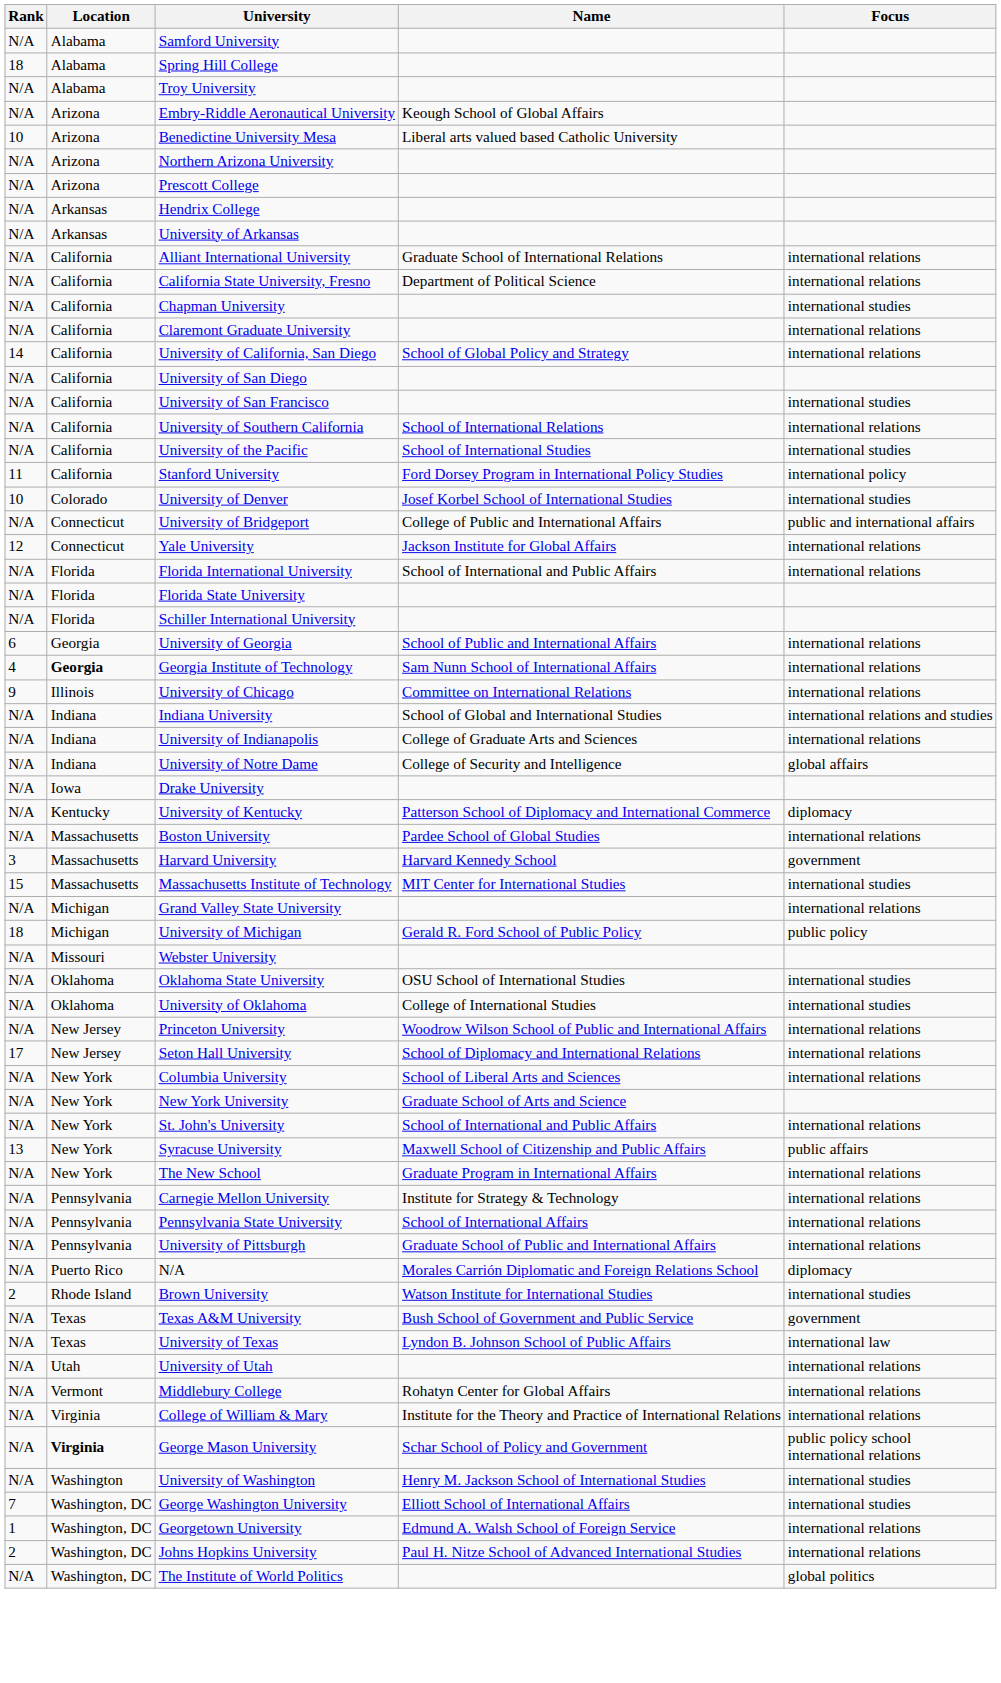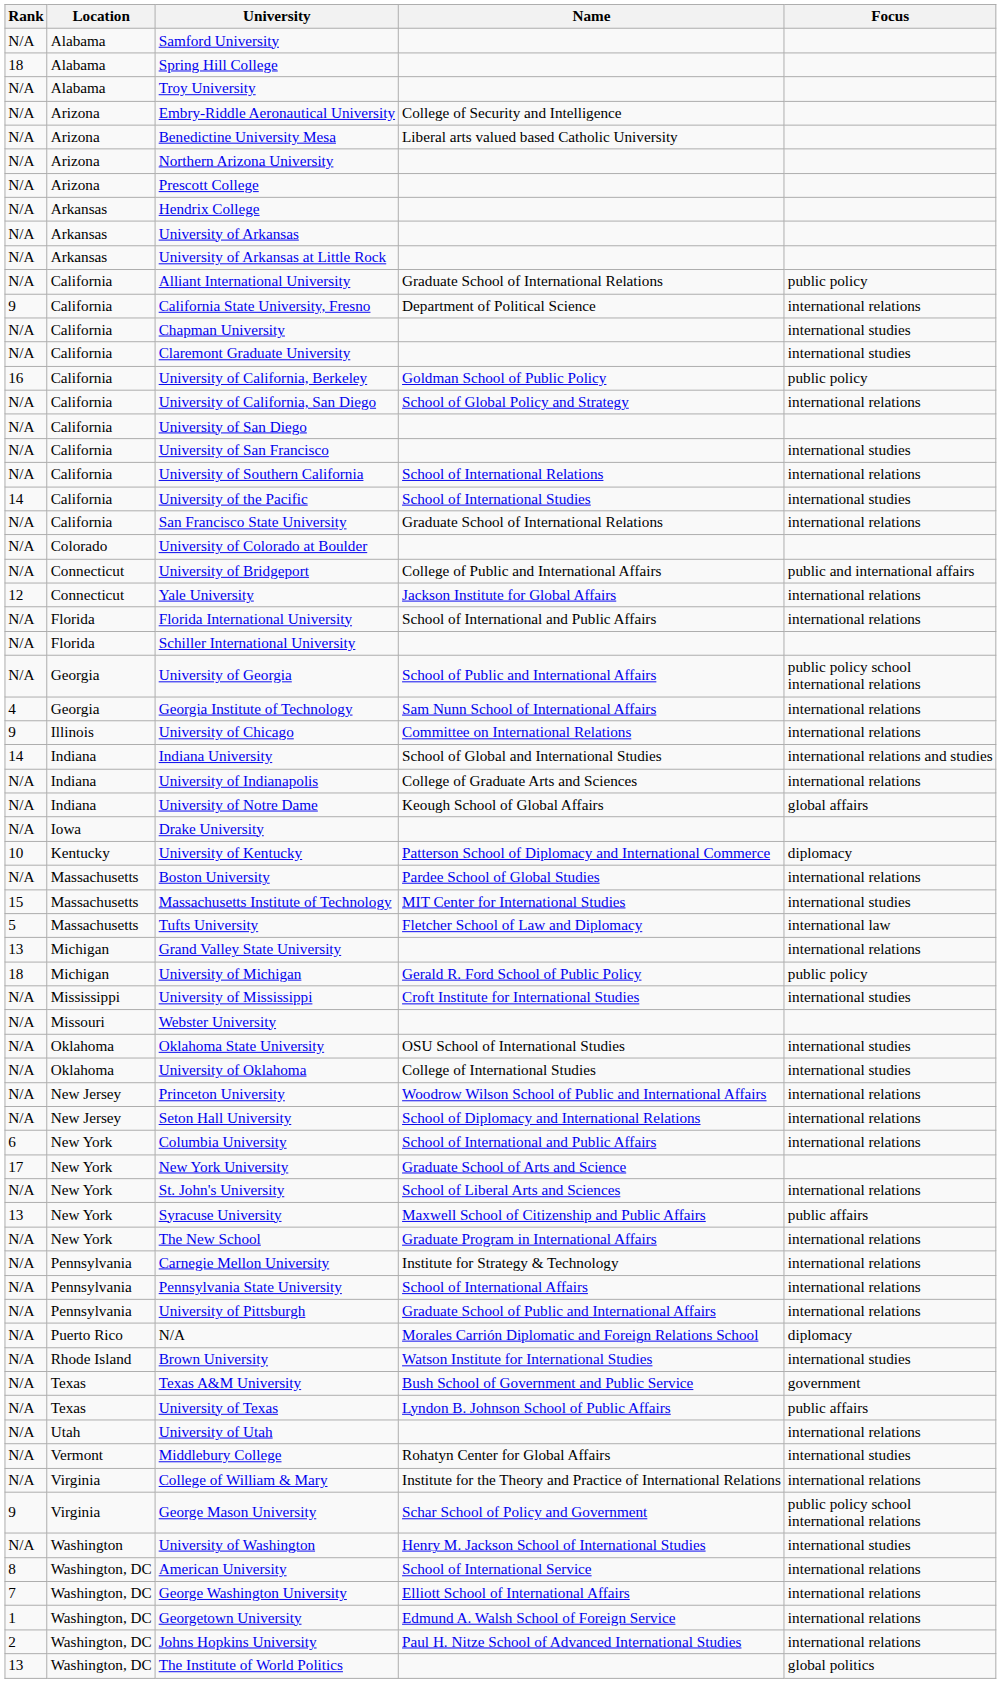(503, 112) Keough School of Global Affairs -> (512, 112) College of Security and Intelligence
(16, 137) 10 -> (21, 137) N/A
+ row: (272, 257)
(854, 257) international relations -> (828, 281) public policy
(21, 281) N/A -> (12, 305) 9
(854, 329) international relations -> (849, 354) international studies
+ row: (263, 378)
(16, 354) 14 -> (21, 402) N/A
(21, 450) N/A -> (16, 498) 14
+ row: (253, 522)
- row: (219, 474)
- row: (223, 498)
+ row: (263, 546)
- row: (232, 595)
(12, 643) 6 -> (21, 675) N/A
(854, 643) international relations -> (854, 675) public policy school international relations
(77, 667) bold -> (75, 708) normal
(21, 715) N/A -> (16, 756) 14
(512, 763) College of Security and Intelligence -> (503, 805) Keough School of Global Affairs
(21, 812) N/A -> (16, 853) 10
- row: (218, 860)
+ row: (208, 925)
(21, 908) N/A -> (16, 949) 13
+ row: (236, 997)
(16, 1053) 17 -> (21, 1118) N/A
(21, 1077) N/A -> (12, 1142) 6
(511, 1077) School of Liberal Arts and Sciences -> (529, 1142) School of International and Public Affairs
(21, 1101) N/A -> (16, 1166) 17
(529, 1125) School of International and Public Affairs -> (511, 1190) School of Liberal Arts and Sciences
(12, 1294) 2 -> (21, 1359) N/A
(839, 1342) international law -> (828, 1407) public affairs
(854, 1390) international relations -> (849, 1455) international studies
(21, 1447) N/A -> (12, 1512) 9
(77, 1447) bold -> (75, 1512) normal
+ row: (223, 1569)
(849, 1504) international studies -> (854, 1593) international relations
(21, 1576) N/A -> (16, 1665) 13
